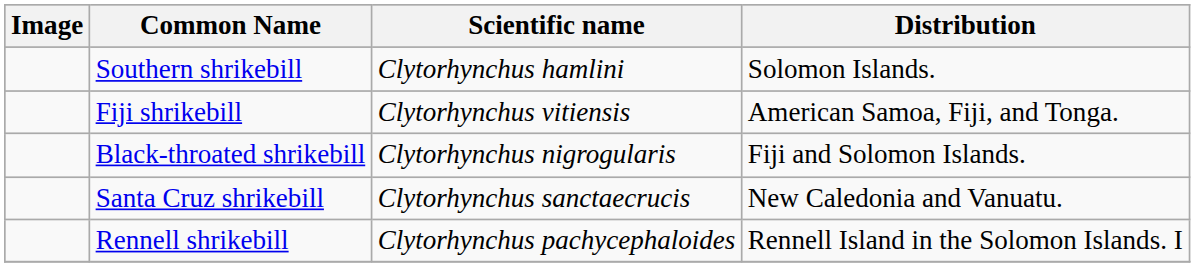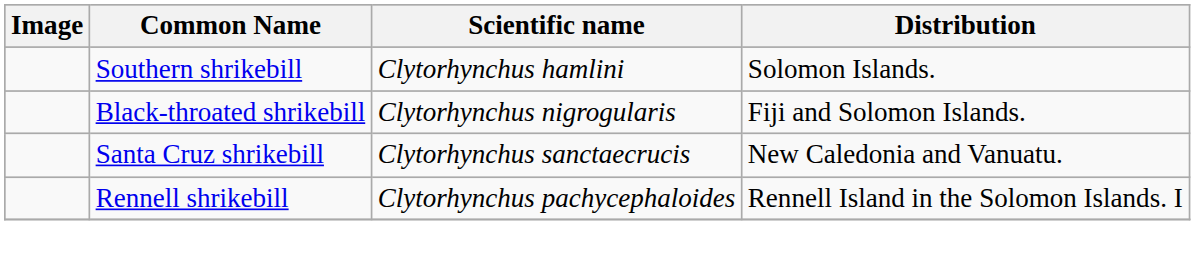- row: (169, 111)
